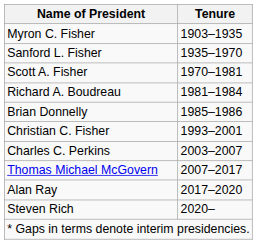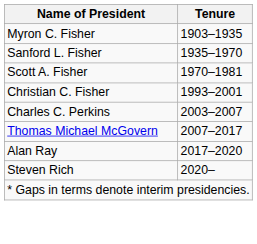- row: (64, 92)
- row: (47, 111)
